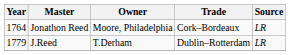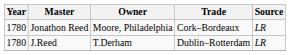(16, 27) 1764 -> (16, 27) 1780
(16, 43) 1779 -> (16, 43) 1780
